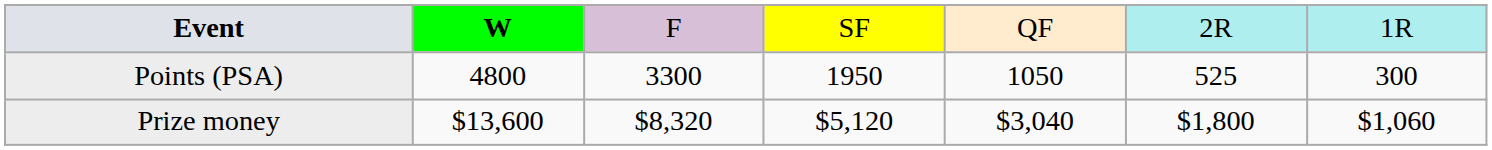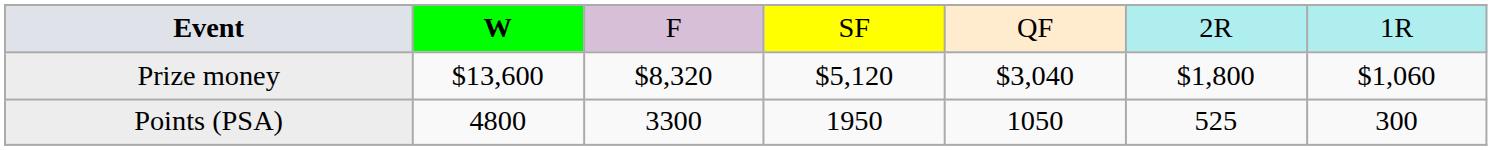rows swapped: (209, 75) <-> (209, 121)
